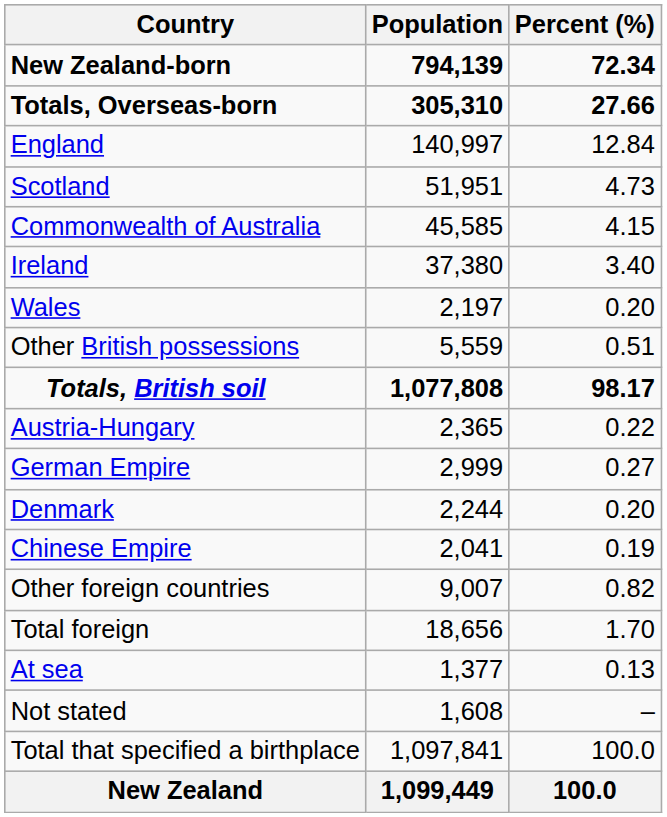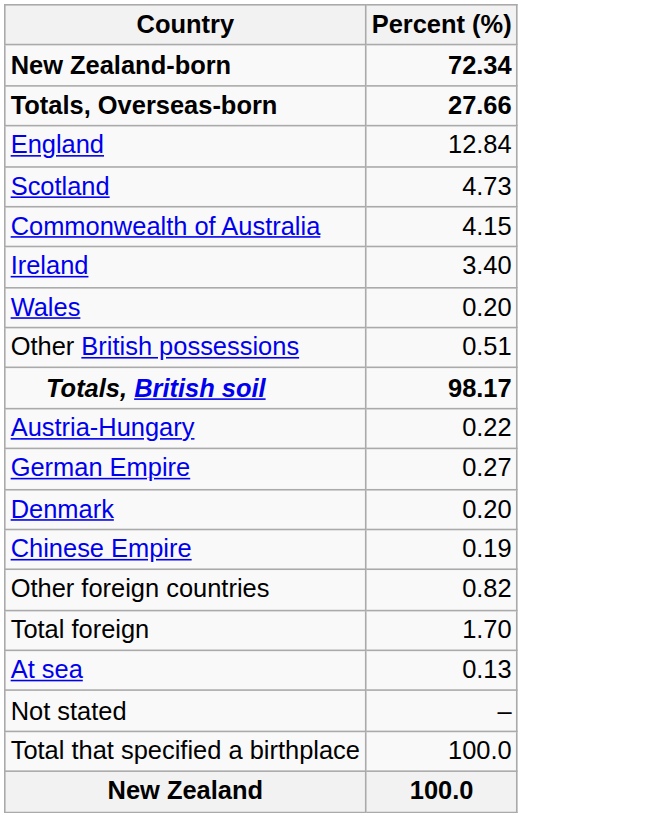- column: (437, 24)
